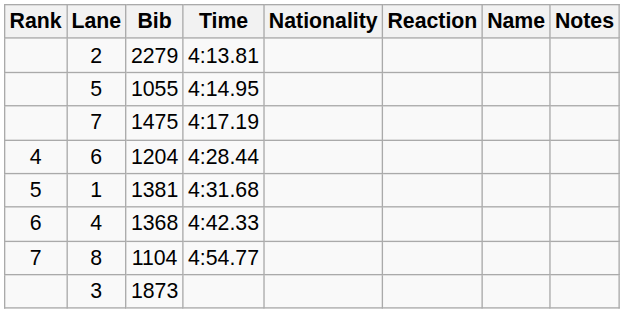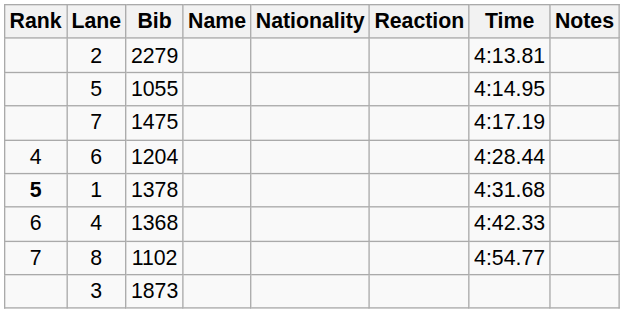columns swapped: (516, 21) <-> (224, 21)
(36, 190) normal -> (36, 190) bold
(155, 190) 1381 -> (155, 190) 1378
(155, 257) 1104 -> (155, 257) 1102
